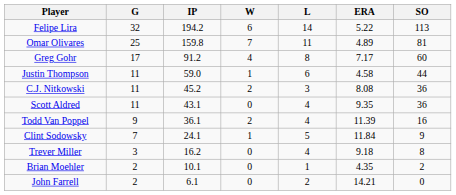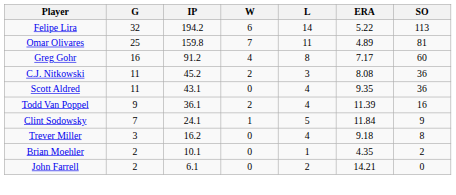(135, 58) 17 -> (135, 58) 16
- row: (55, 74)
